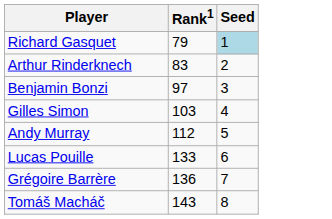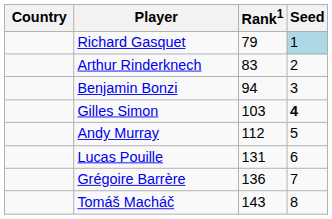+ column: (39, 17)
(180, 88) 97 -> (250, 88) 94
(224, 111) normal -> (294, 111) bold
(184, 156) 133 -> (254, 156) 131
